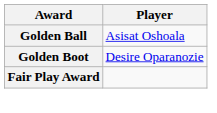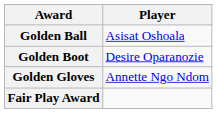+ row: (53, 77)
